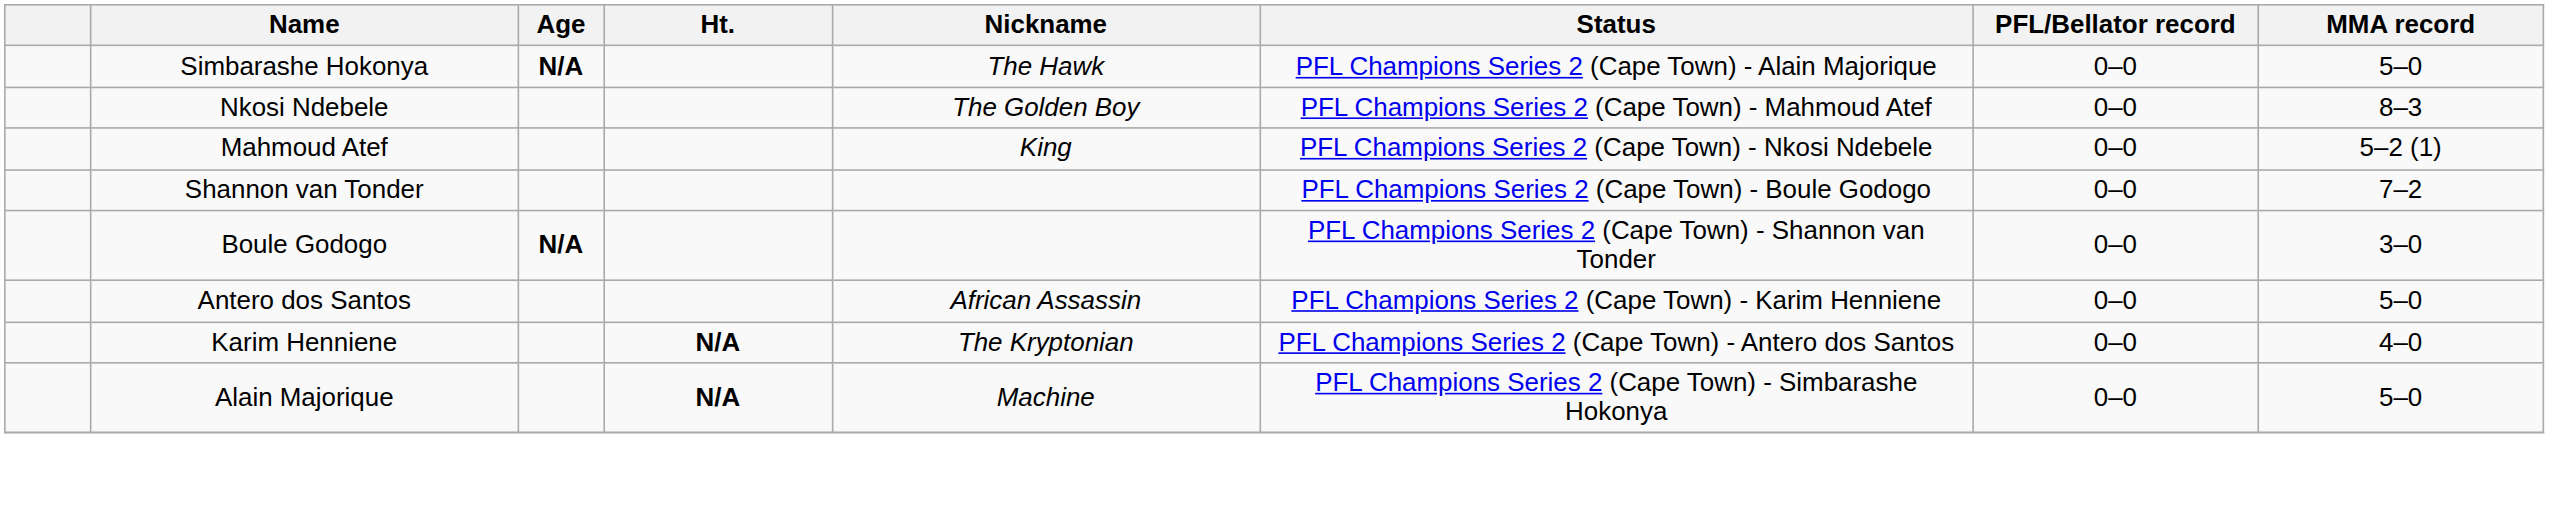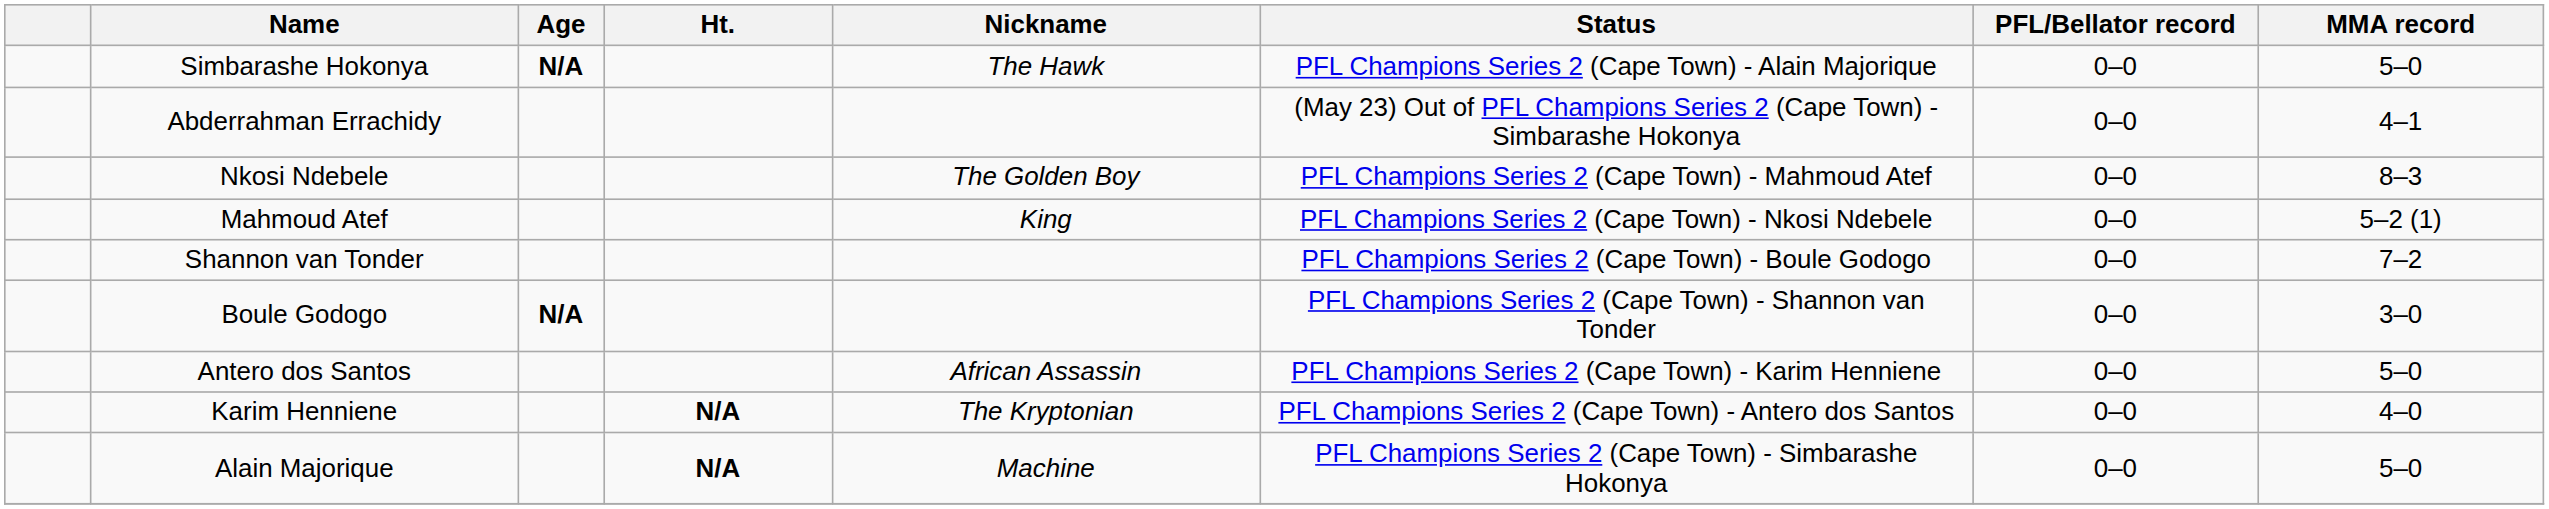+ row: (304, 121)
